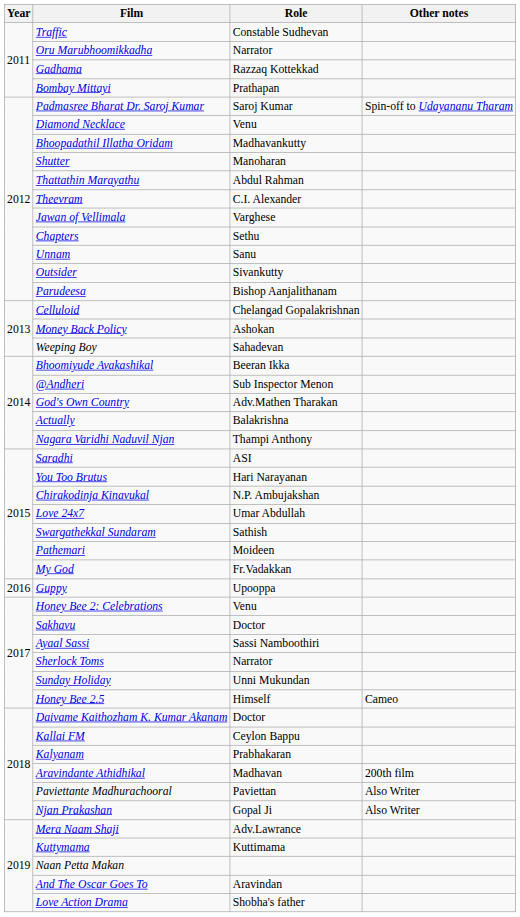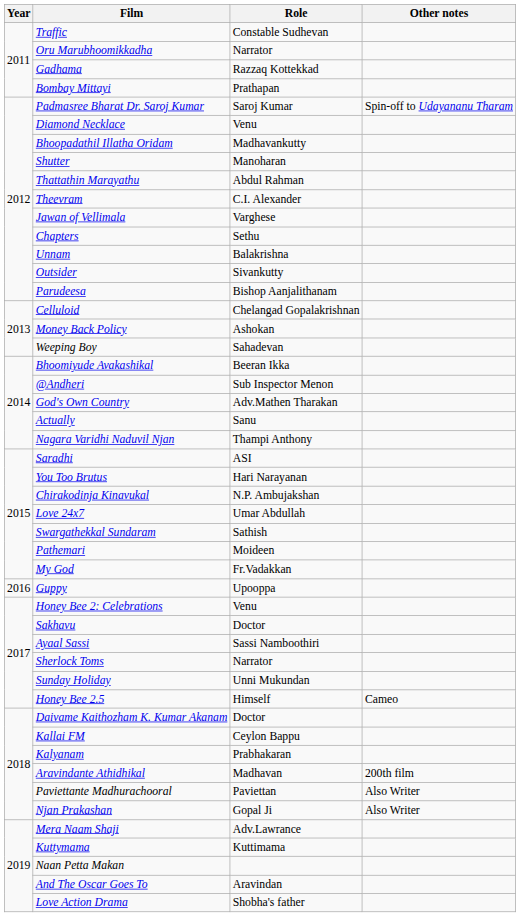(244, 254) Sanu -> (261, 254) Balakrishna
(261, 421) Balakrishna -> (244, 421) Sanu
